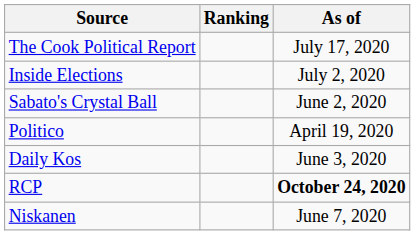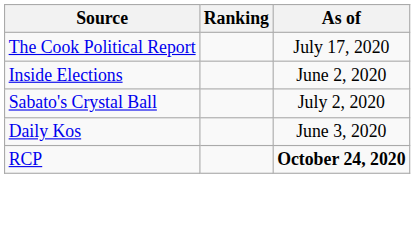(341, 74) July 2, 2020 -> (341, 74) June 2, 2020
(341, 103) June 2, 2020 -> (341, 103) July 2, 2020
- row: (36, 131)
- row: (42, 215)
